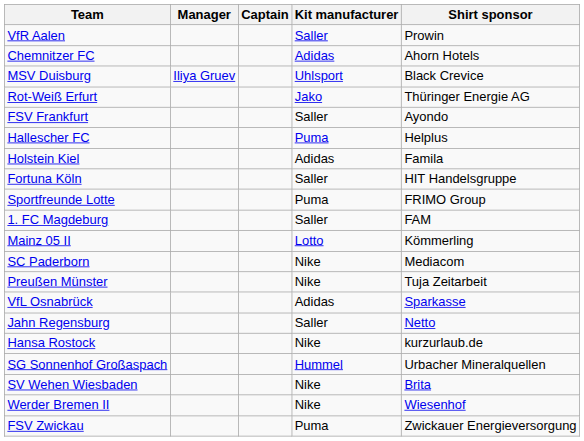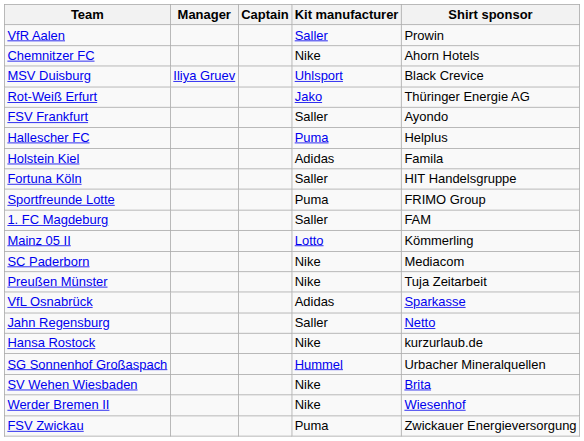(315, 55) Adidas -> (308, 55) Nike
